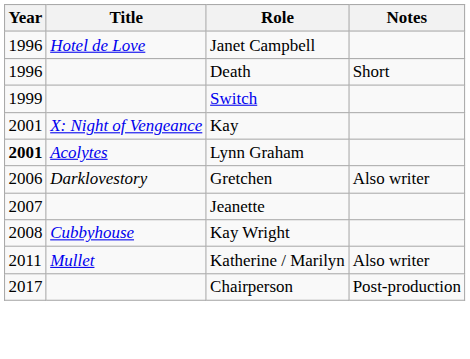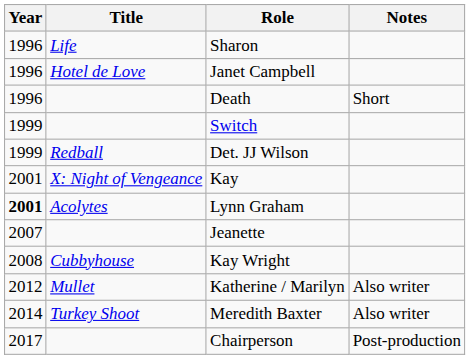+ row: (234, 44)
+ row: (259, 152)
- row: (241, 179)
(25, 260) 2011 -> (25, 286) 2012
+ row: (266, 313)
